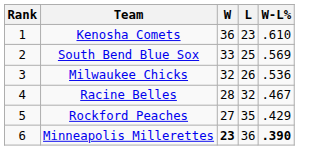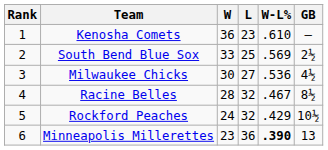+ column: (308, 15)
(227, 75) 32 -> (227, 75) 30
(248, 75) 26 -> (248, 75) 27
(227, 115) 27 -> (227, 115) 24
(248, 115) 35 -> (248, 115) 32
(227, 135) bold -> (227, 135) normal
